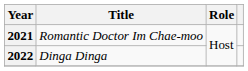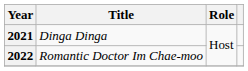(121, 35) Romantic Doctor Im Chae-moo -> (73, 35) Dinga Dinga
(73, 55) Dinga Dinga -> (121, 55) Romantic Doctor Im Chae-moo
